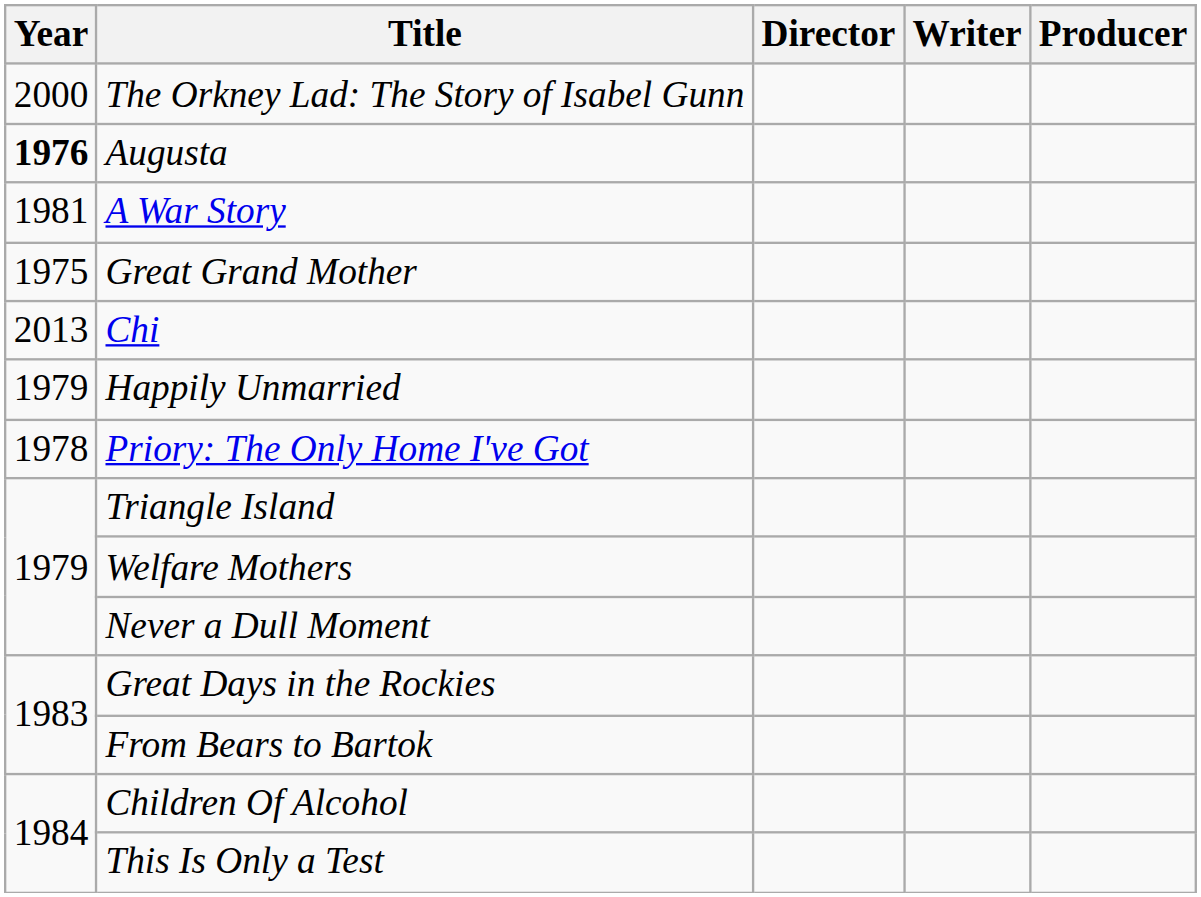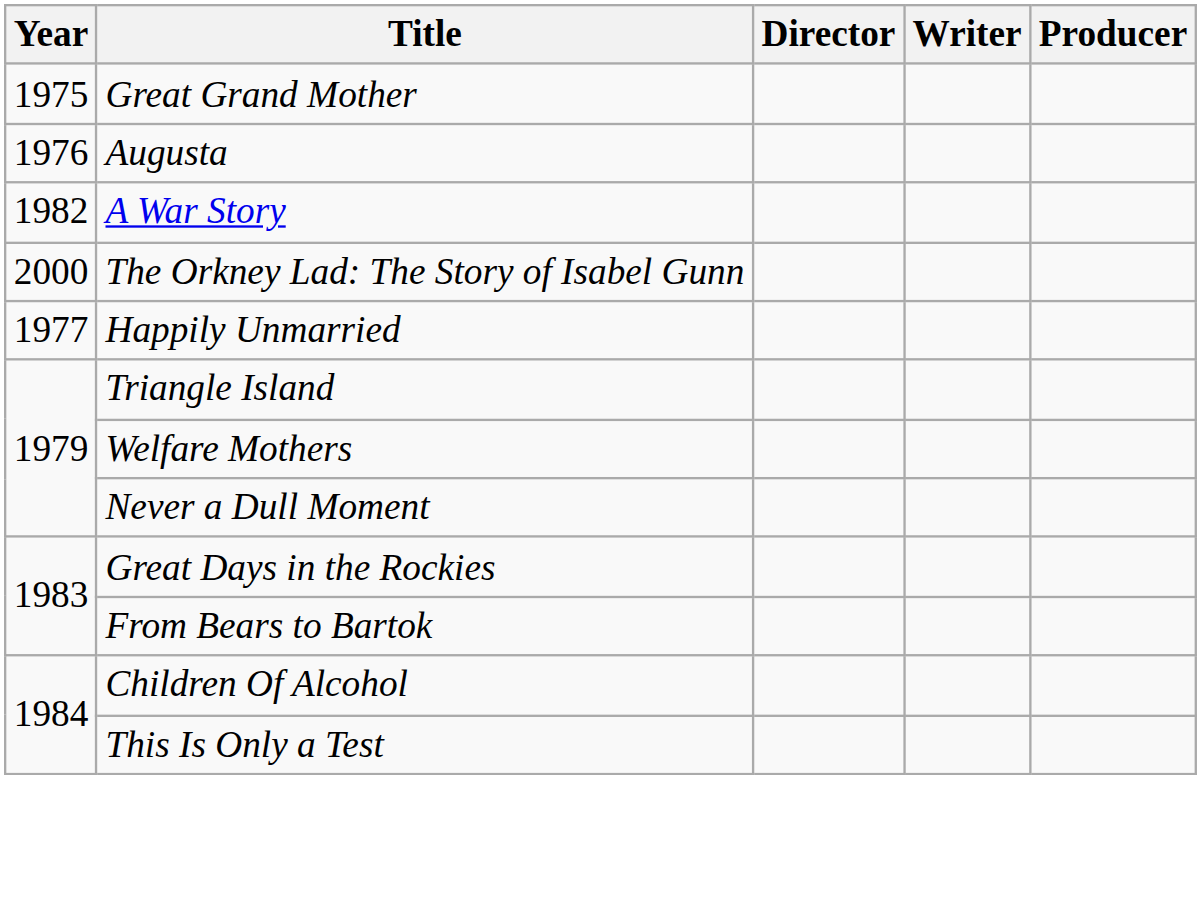rows swapped: (261, 270) <-> (425, 93)
(51, 152) bold -> (51, 152) normal
(51, 211) 1981 -> (51, 211) 1982
- row: (132, 329)
(51, 388) 1979 -> (51, 329) 1977
- row: (347, 447)
